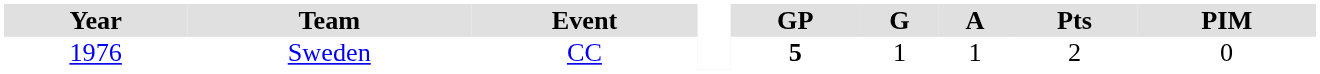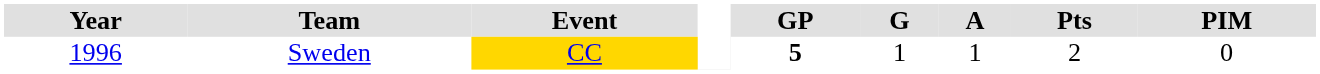(96, 52) 1976 -> (96, 52) 1996
(584, 52) no background -> (584, 52) gold background
